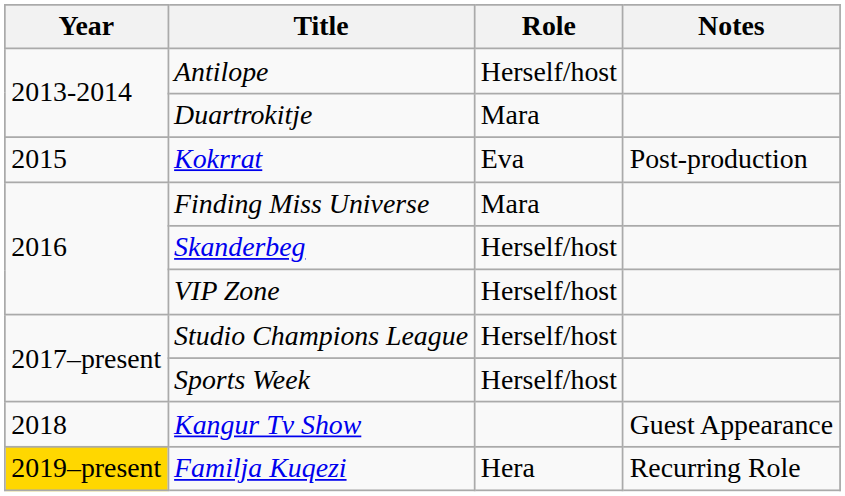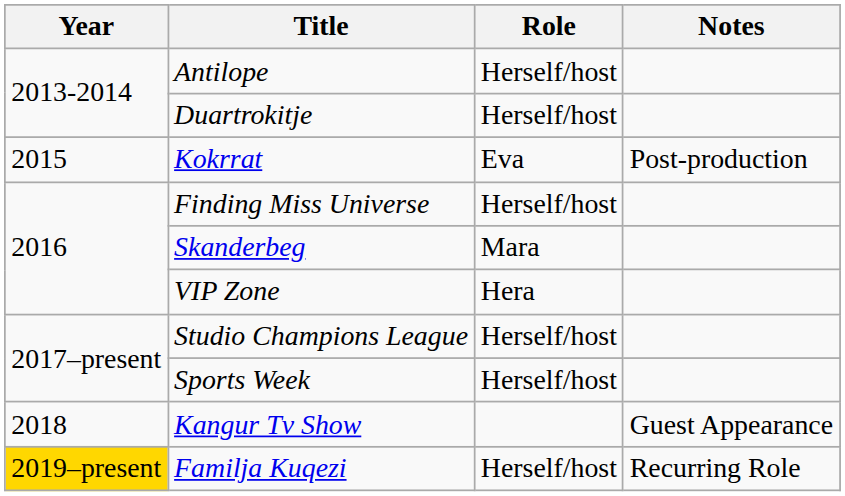(510, 114) Mara -> (549, 114) Herself/host
(510, 203) Mara -> (549, 203) Herself/host
(549, 247) Herself/host -> (510, 247) Mara
(549, 291) Herself/host -> (508, 291) Hera
(508, 468) Hera -> (549, 468) Herself/host
